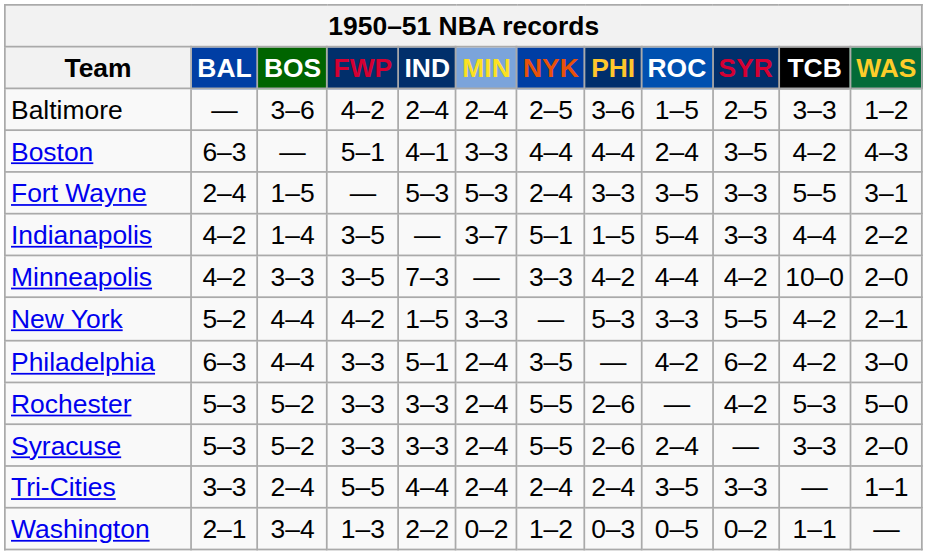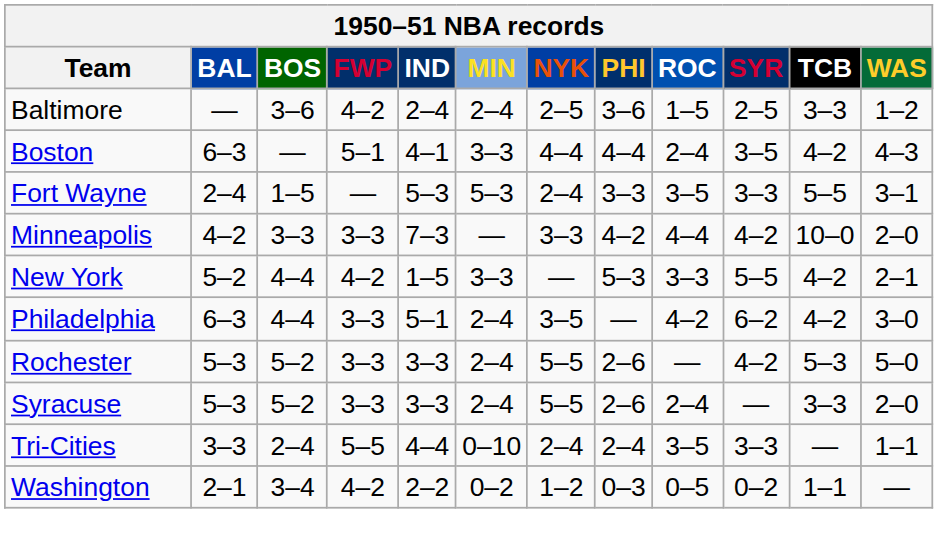- row: (82, 235)
(363, 277) 3–5 -> (363, 235) 3–3
(487, 487) 2–4 -> (492, 445) 0–10
(363, 528) 1–3 -> (363, 487) 4–2
